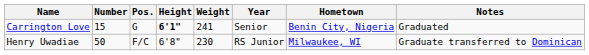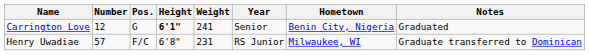(100, 27) 15 -> (100, 27) 12
(100, 42) 50 -> (100, 42) 57
(205, 42) 230 -> (205, 42) 231
